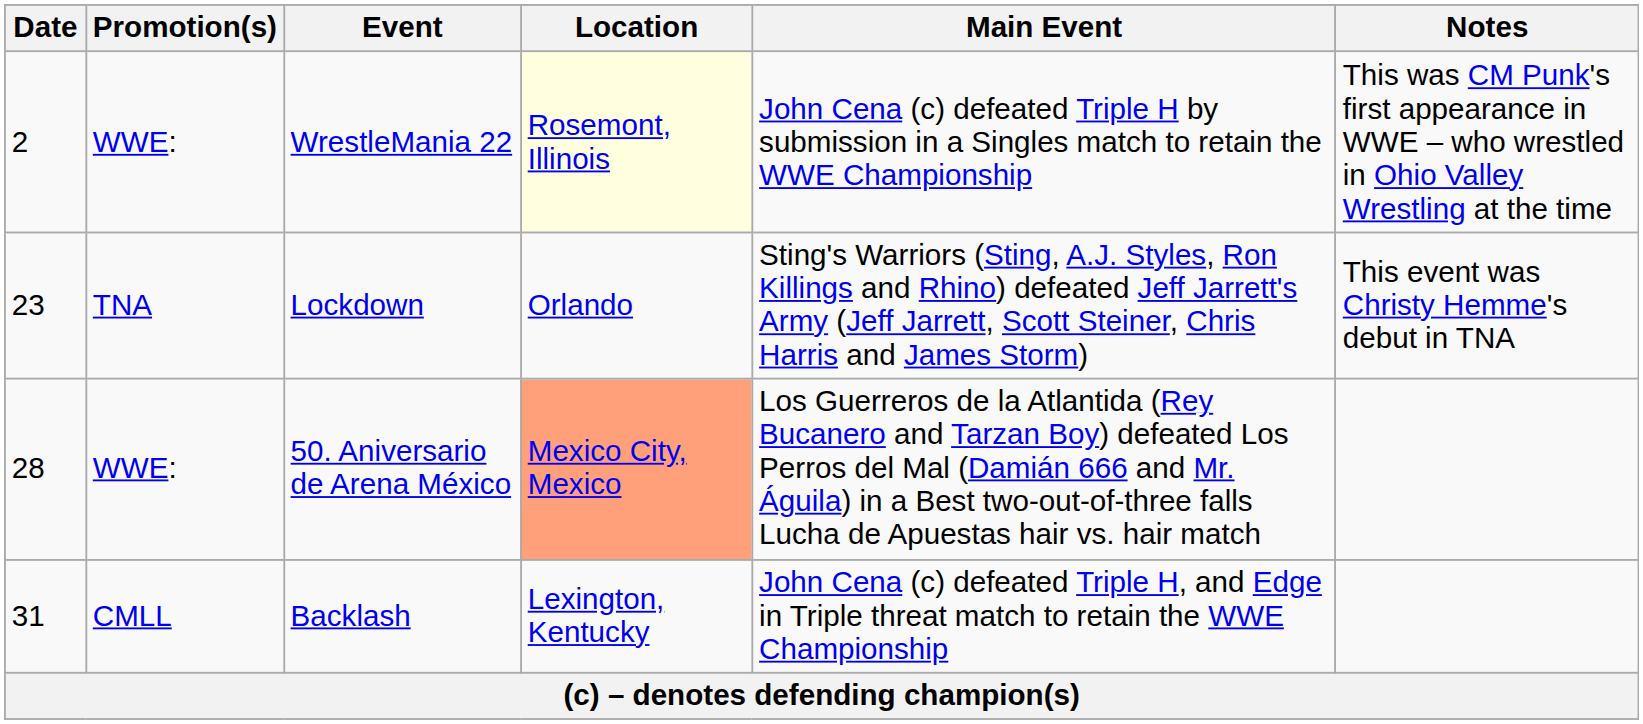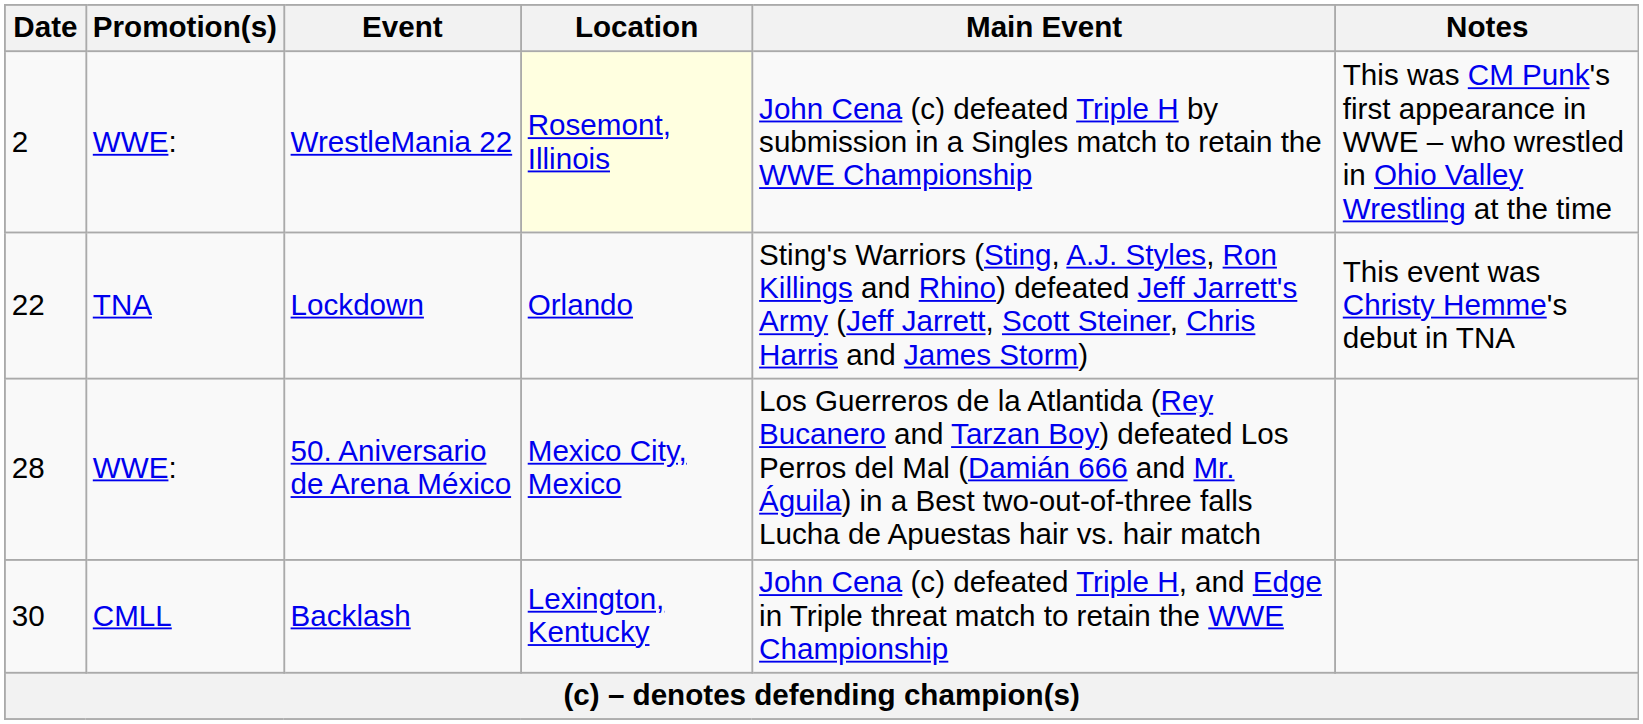(28, 305) 23 -> (28, 305) 22
(607, 468) lightsalmon background -> (607, 468) no background
(28, 615) 31 -> (28, 615) 30
